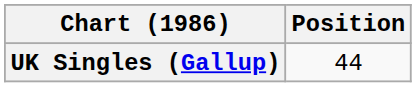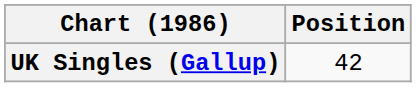(348, 63) 44 -> (348, 63) 42
